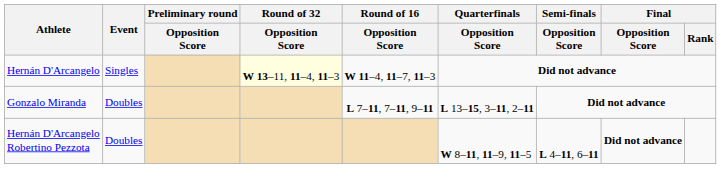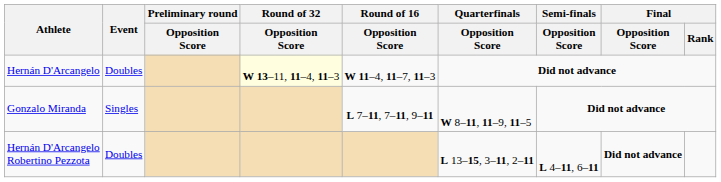(122, 71) Singles -> (124, 71) Doubles
(124, 102) Doubles -> (122, 109) Singles
(487, 109) L 13–15, 3–11, 2–11 -> (486, 122) W 8–11, 11–9, 11–5
(486, 154) W 8–11, 11–9, 11–5 -> (487, 161) L 13–15, 3–11, 2–11
